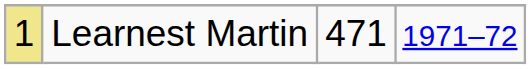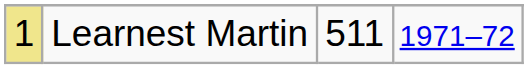(356, 33) 471 -> (355, 33) 511
